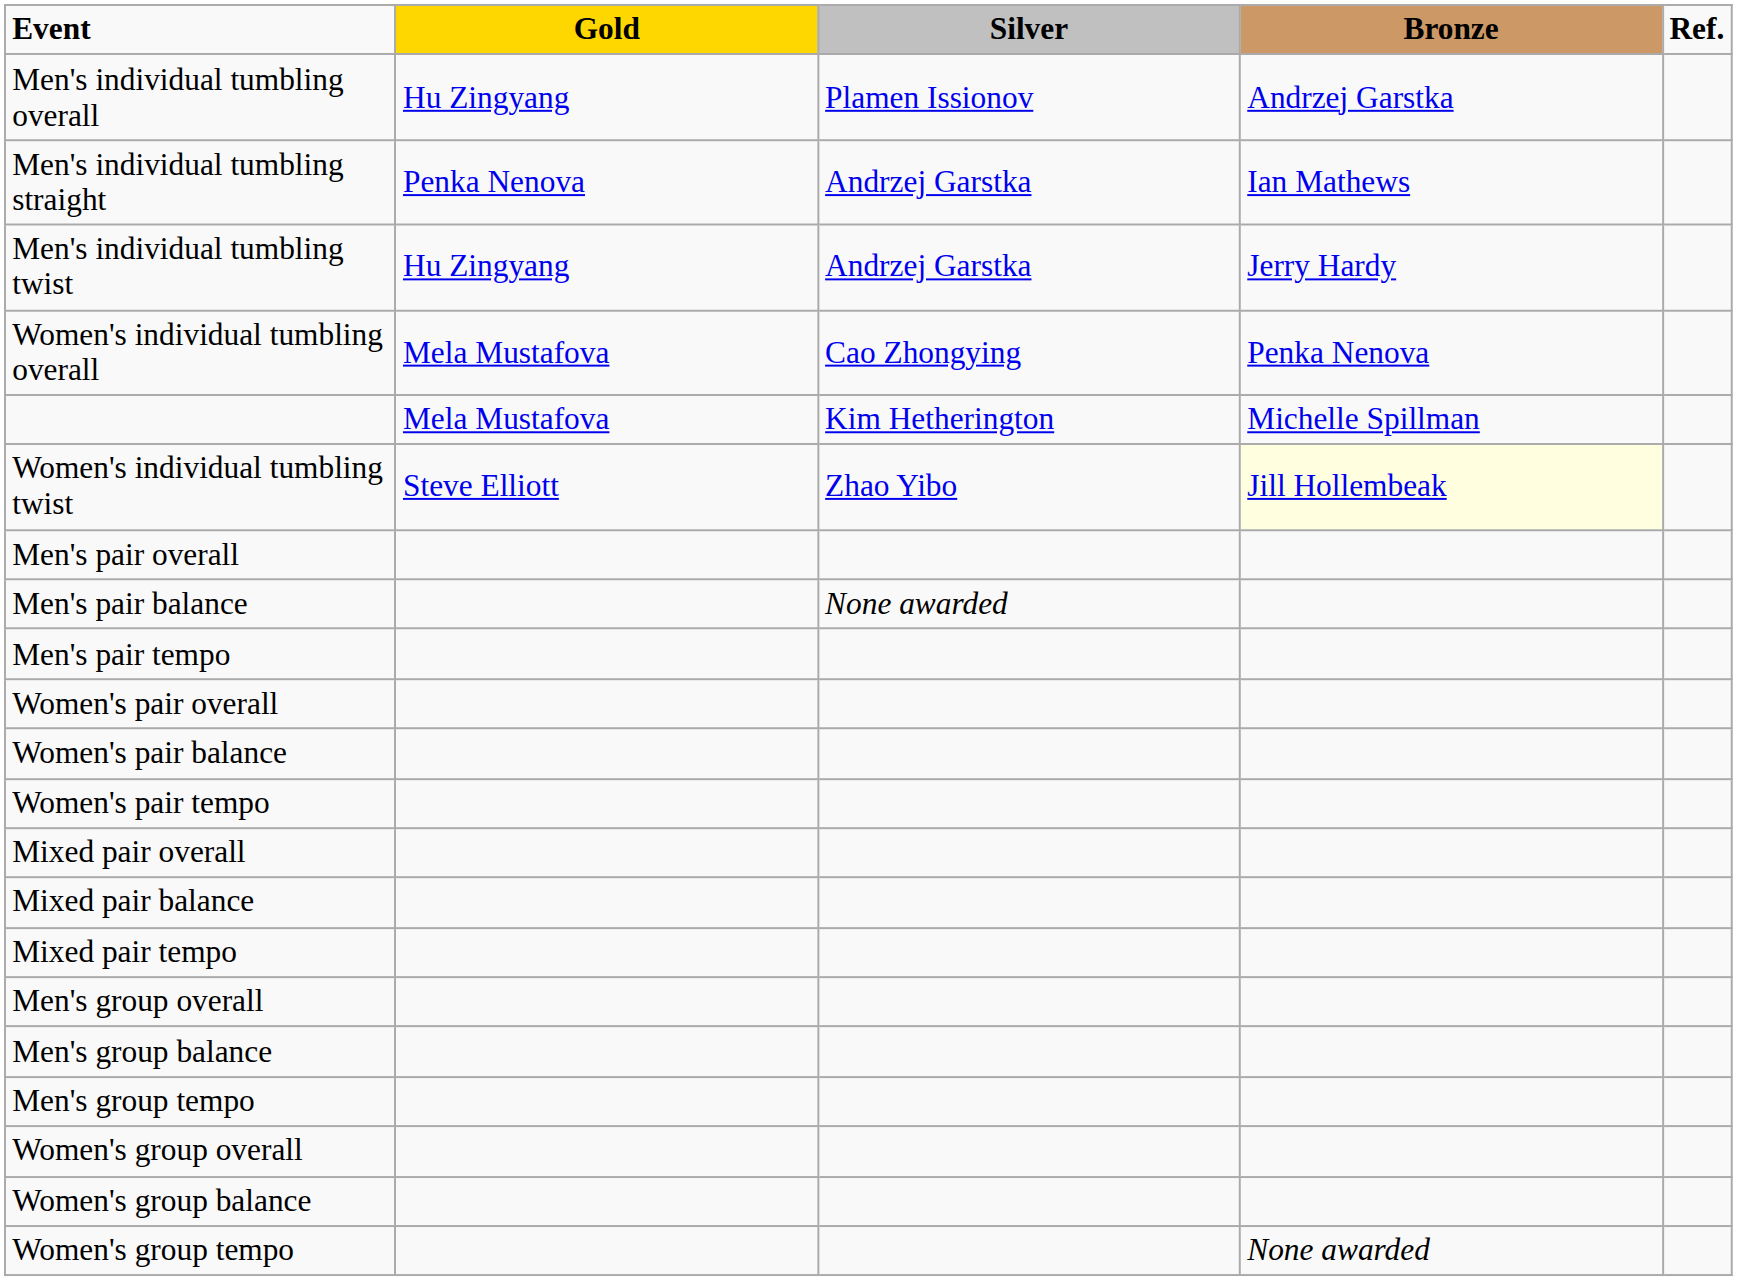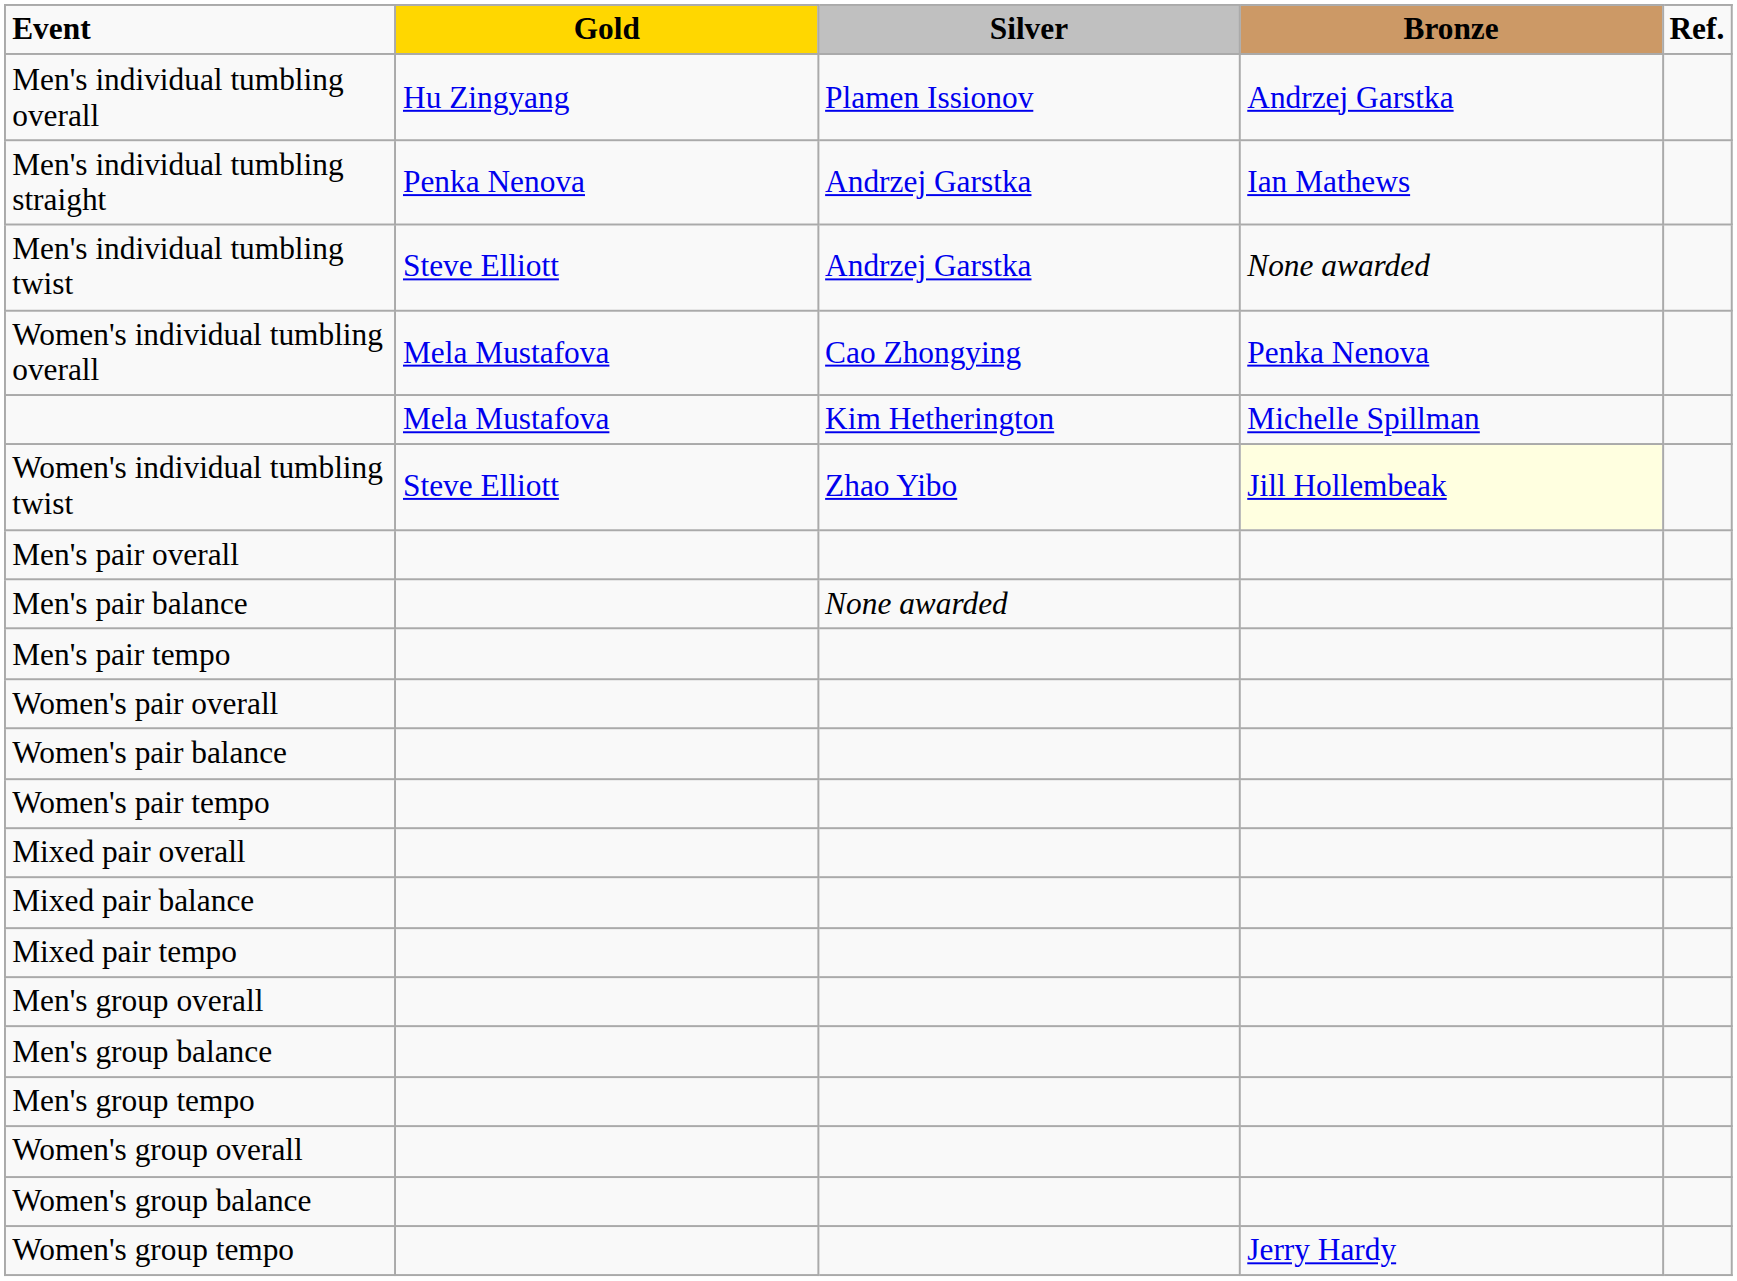(486, 266) Hu Zingyang -> (481, 266) Steve Elliott
(1322, 266) Jerry Hardy -> (1339, 266) None awarded
(1339, 1250) None awarded -> (1322, 1250) Jerry Hardy
